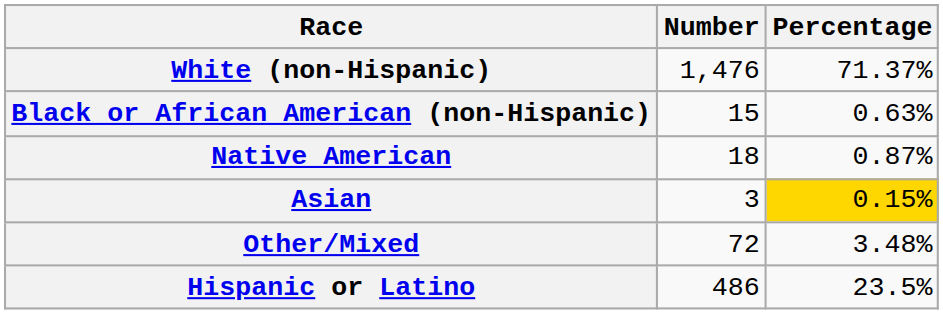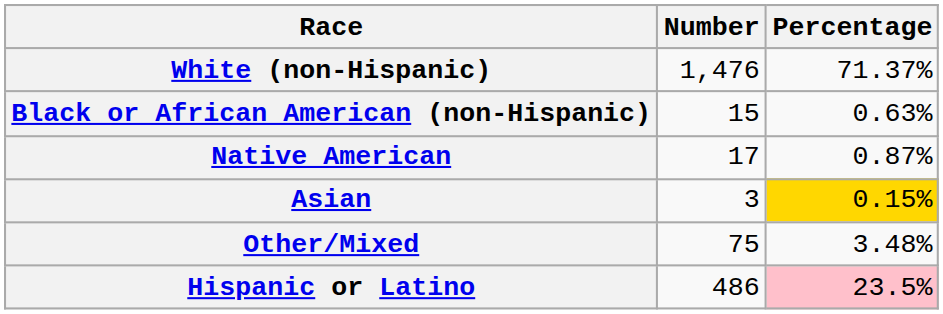(744, 157) 18 -> (744, 157) 17
(744, 244) 72 -> (744, 244) 75
(892, 287) no background -> (892, 287) pink background
